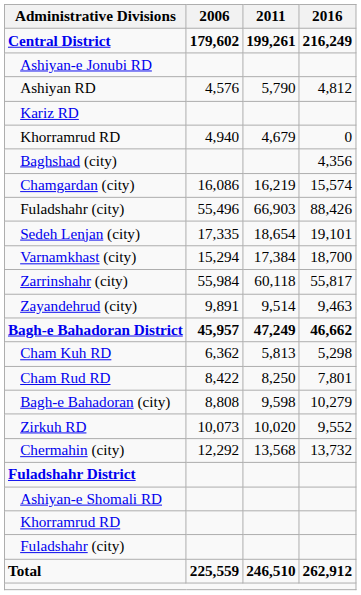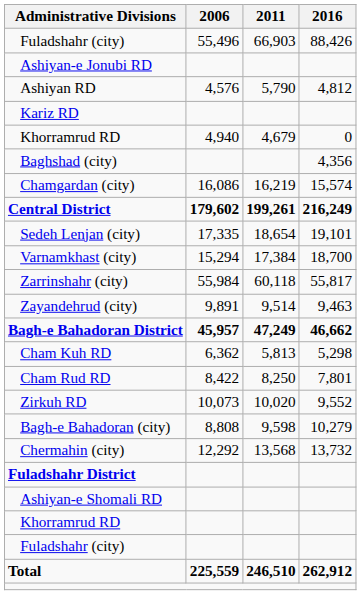rows swapped: (59, 40) <-> (72, 209)
rows swapped: (53, 426) <-> (95, 402)
